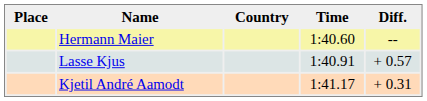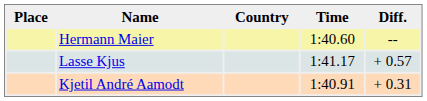(332, 61) 1:40.91 -> (332, 61) 1:41.17
(332, 84) 1:41.17 -> (332, 84) 1:40.91
